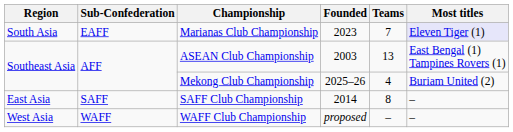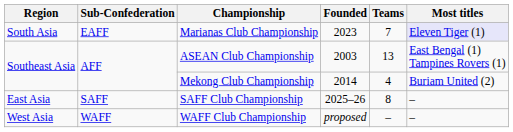(345, 81) 2025–26 -> (345, 81) 2014
(345, 99) 2014 -> (345, 99) 2025–26
